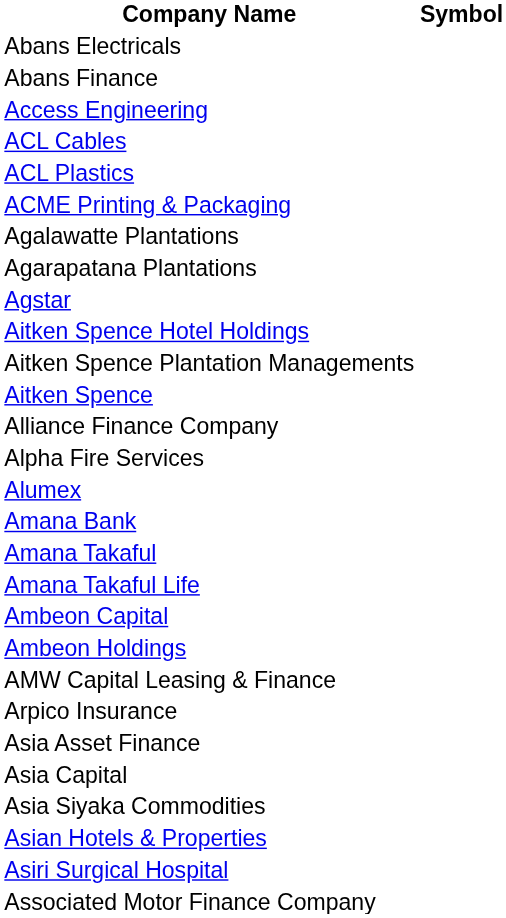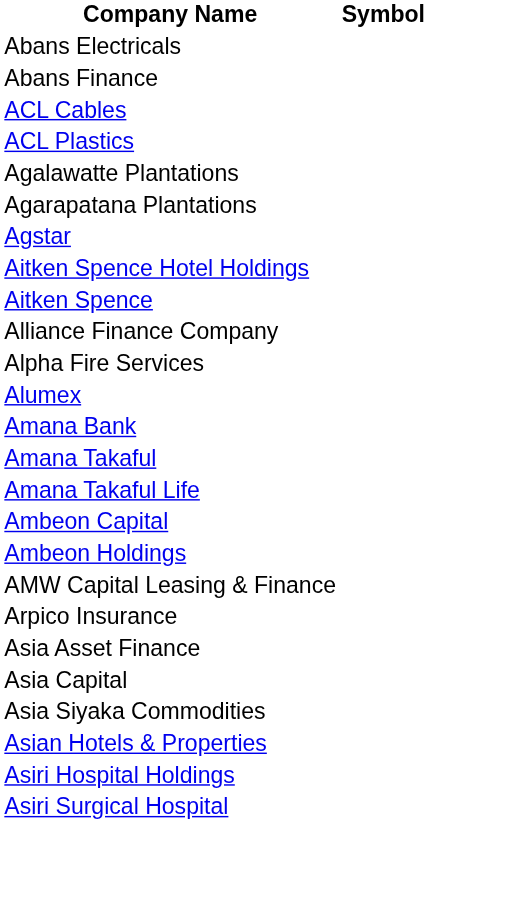- row: (106, 110)
- row: (148, 205)
- row: (209, 363)
+ row: (120, 775)
- row: (190, 902)
